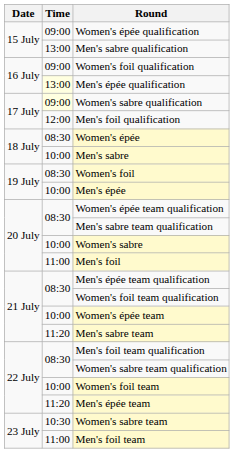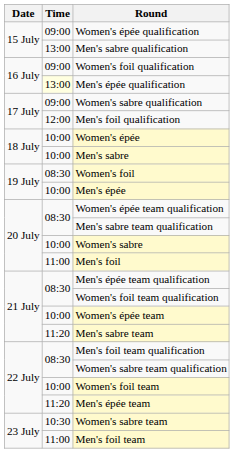(58, 102) lightyellow background -> (58, 102) no background
(58, 137) 08:30 -> (58, 137) 10:00
